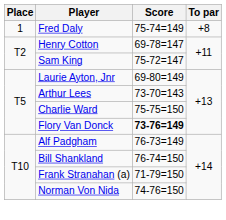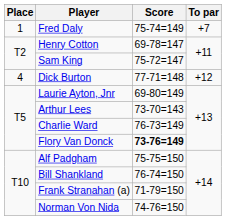(204, 28) +8 -> (204, 28) +7
+ row: (65, 77)
(159, 110) 75-75=150 -> (159, 126) 76-73=149
(159, 142) 76-73=149 -> (159, 158) 75-75=150
